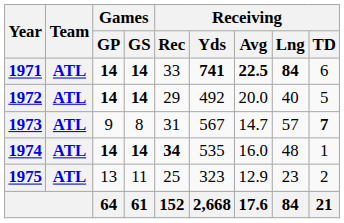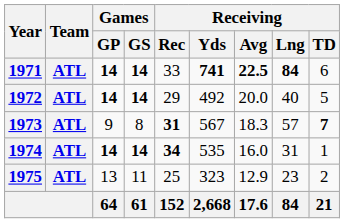(172, 124) normal -> (172, 124) bold
(253, 124) 14.7 -> (253, 124) 18.3
(290, 151) 48 -> (290, 151) 31
